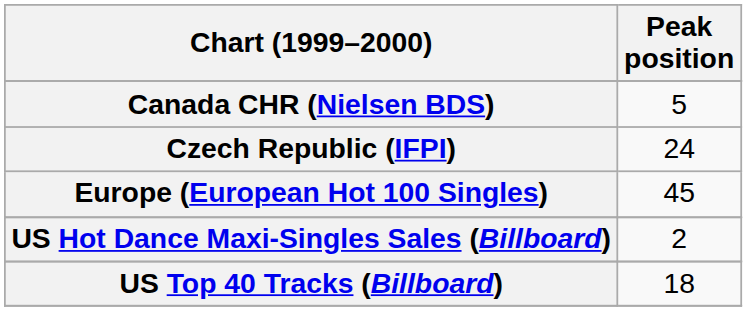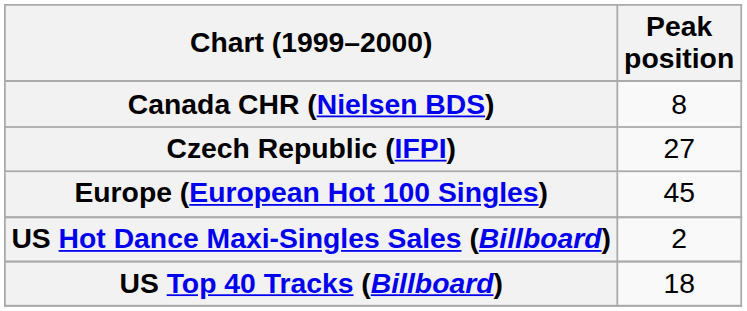(679, 103) 5 -> (679, 103) 8
(679, 148) 24 -> (679, 148) 27
